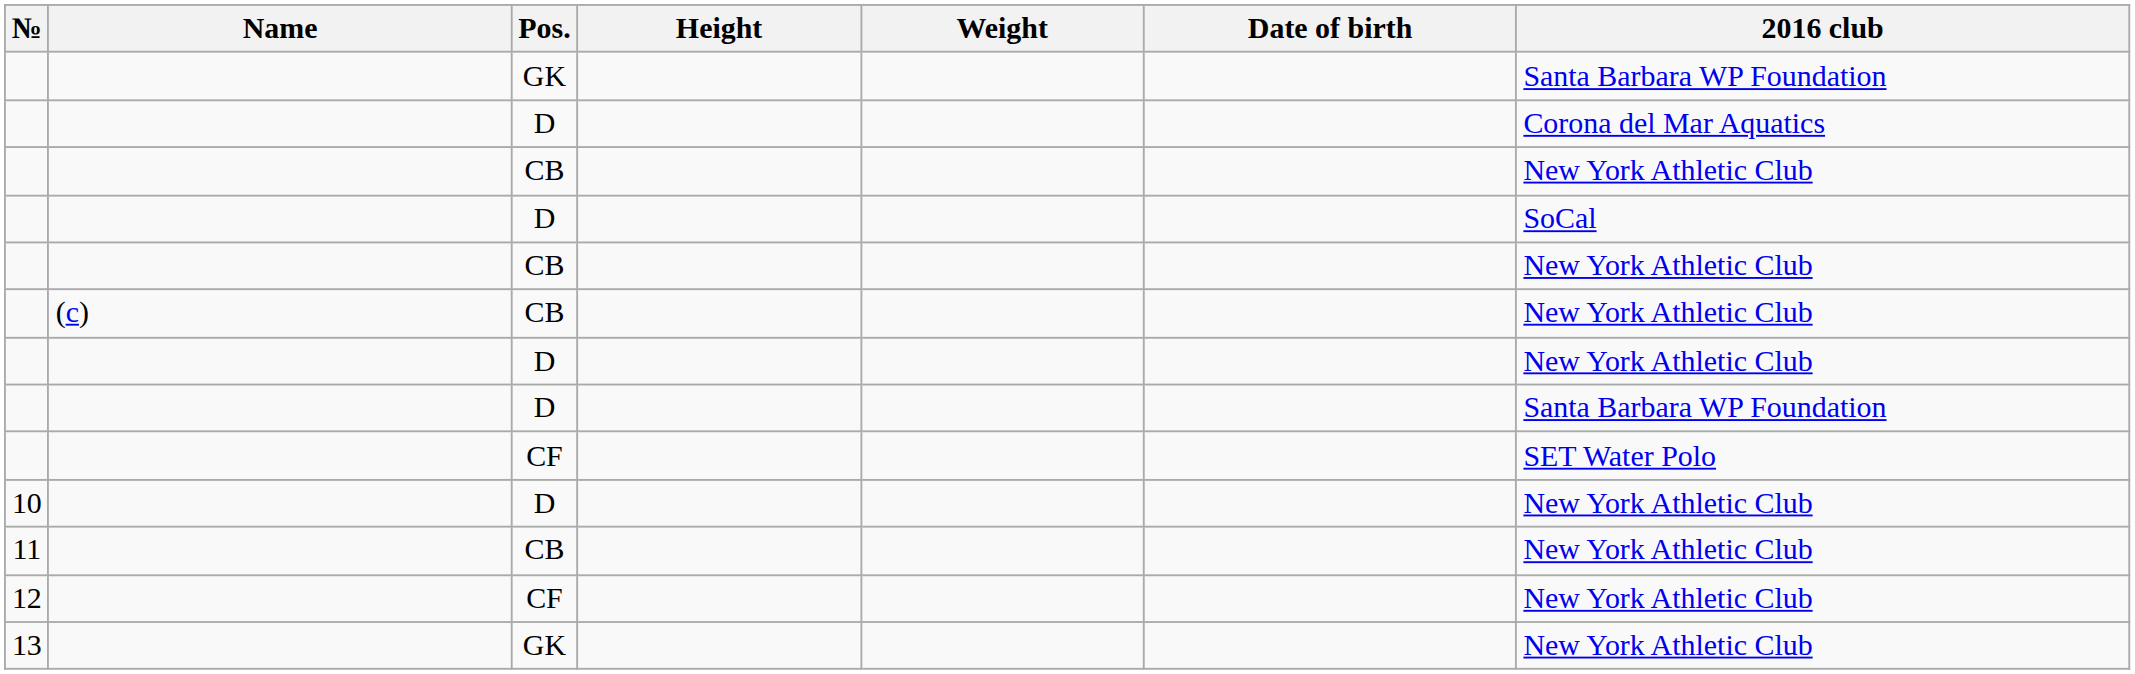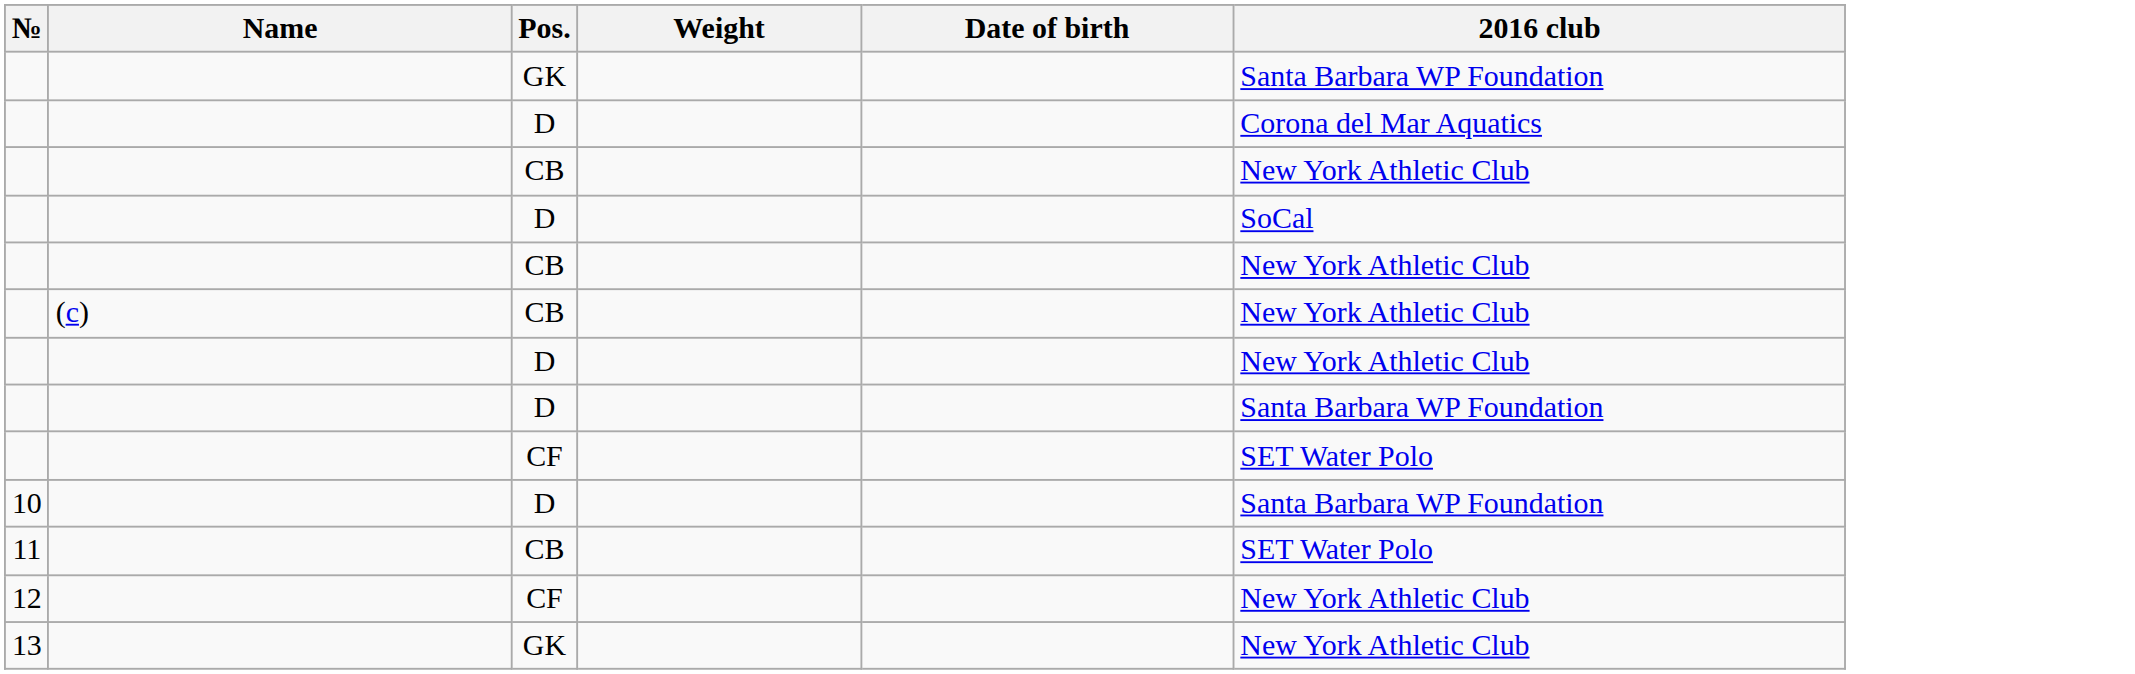- column: (719, 28)
(1668, 502) New York Athletic Club -> (1422, 502) Santa Barbara WP Foundation
(1668, 550) New York Athletic Club -> (1337, 550) SET Water Polo
